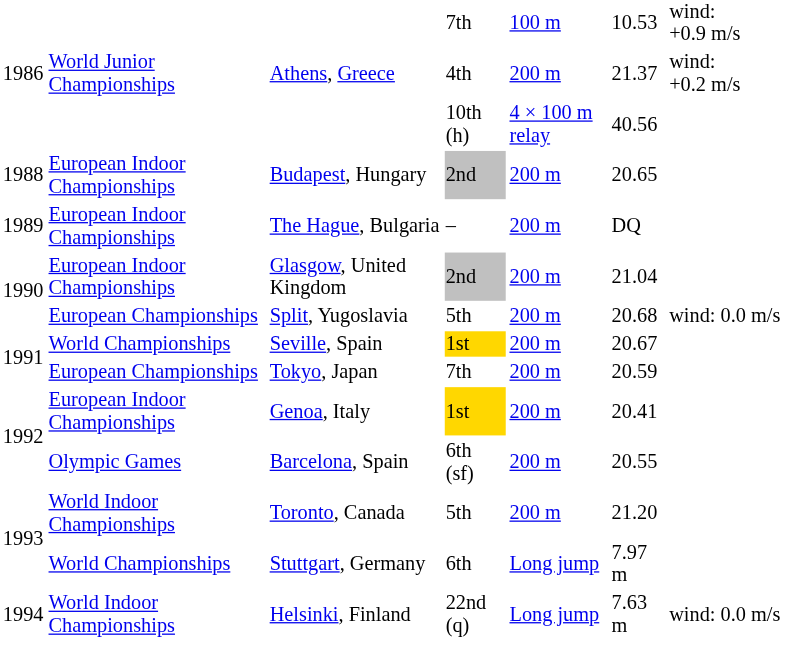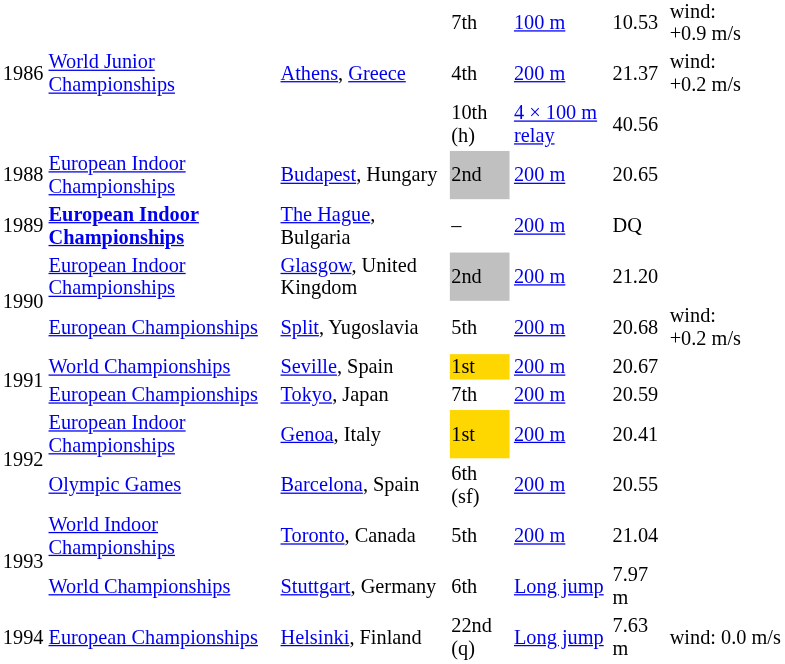(117, 225) normal -> (124, 225) bold
(634, 276) 21.04 -> (635, 276) 21.20
(725, 315) wind: 0.0 m/s -> (705, 327) wind: +0.2 m/s
(634, 512) 21.20 -> (635, 535) 21.04
(112, 614) World Indoor Championships -> (153, 637) European Championships
